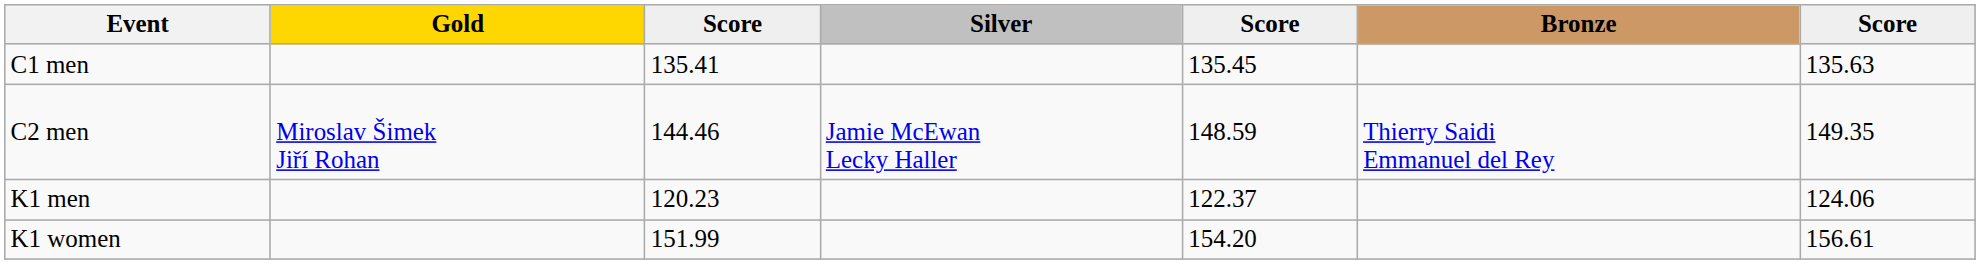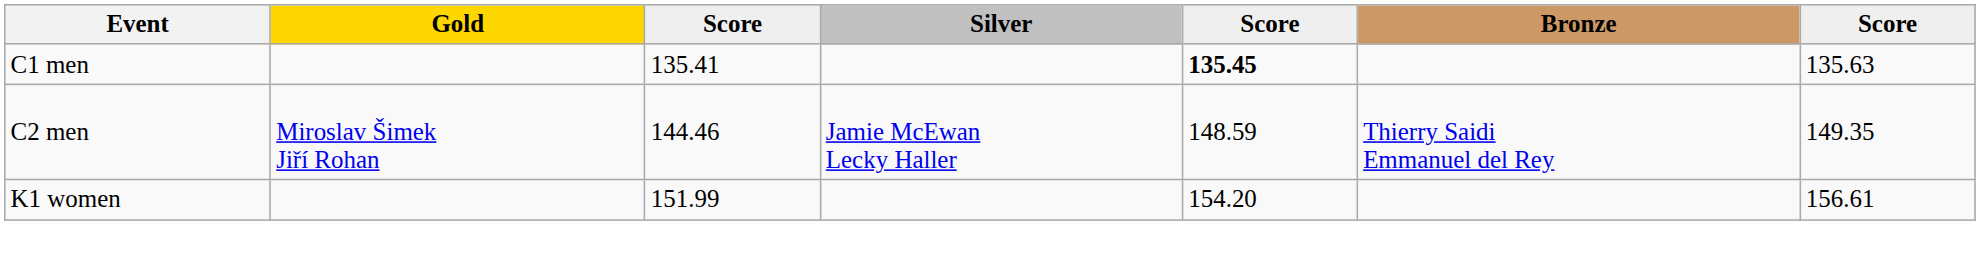(1223, 63) normal -> (1223, 63) bold
- row: (50, 199)
